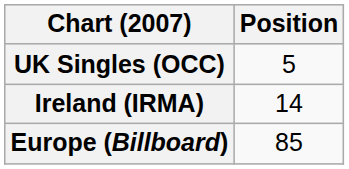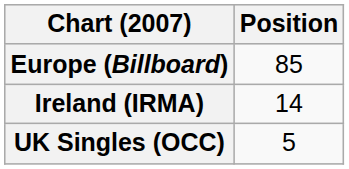rows swapped: (119, 143) <-> (119, 63)
